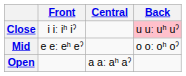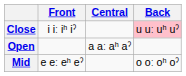rows swapped: (21, 46) <-> (21, 63)
